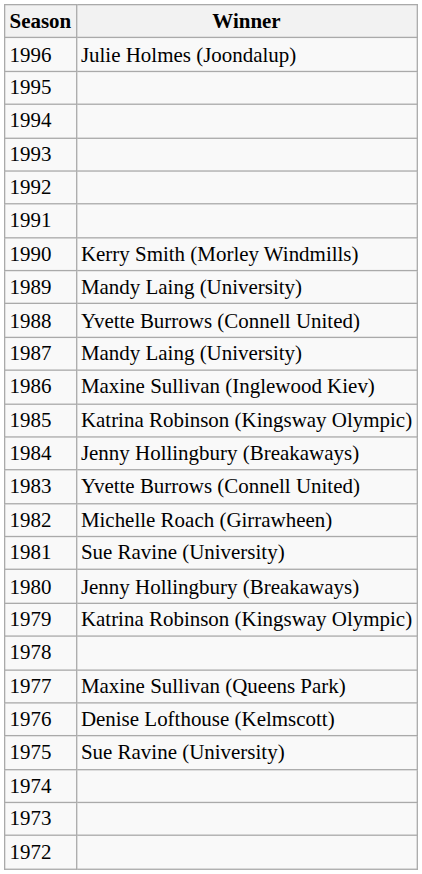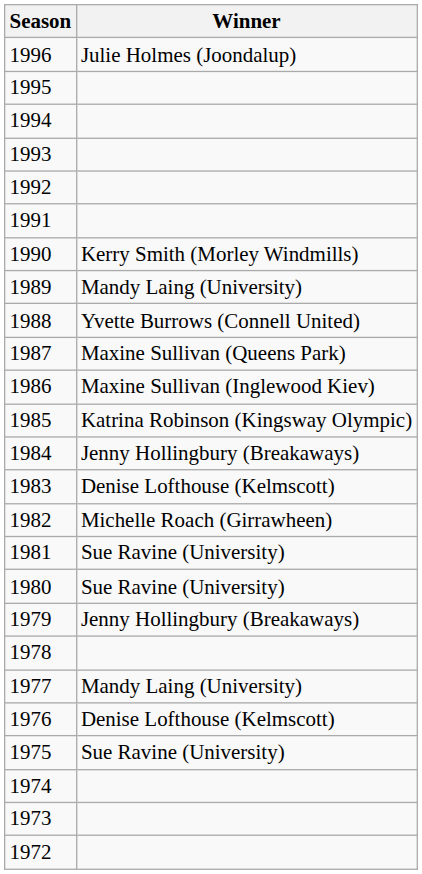(191, 353) Mandy Laing (University) -> (213, 353) Maxine Sullivan (Queens Park)
(220, 486) Yvette Burrows (Connell United) -> (208, 486) Denise Lofthouse (Kelmscott)
(220, 586) Jenny Hollingbury (Breakaways) -> (183, 586) Sue Ravine (University)
(247, 619) Katrina Robinson (Kingsway Olympic) -> (220, 619) Jenny Hollingbury (Breakaways)
(213, 685) Maxine Sullivan (Queens Park) -> (191, 685) Mandy Laing (University)
